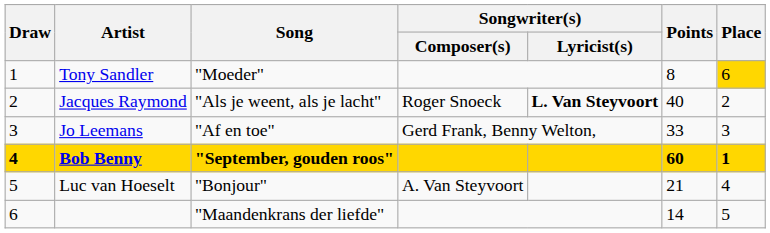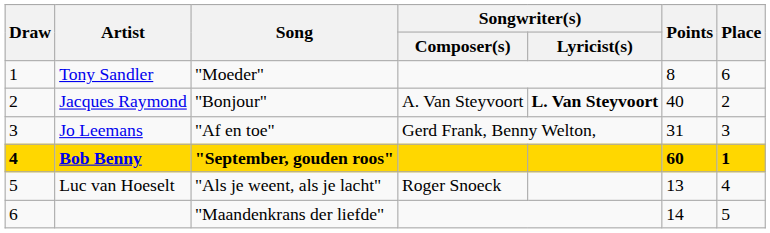(726, 74) gold background -> (726, 74) no background
(288, 102) "Als je weent, als je lacht" -> (231, 102) "Bonjour"
(452, 102) Roger Snoeck -> (463, 102) A. Van Steyvoort
(675, 130) 33 -> (675, 130) 31
(231, 185) "Bonjour" -> (288, 185) "Als je weent, als je lacht"
(463, 185) A. Van Steyvoort -> (452, 185) Roger Snoeck
(675, 185) 21 -> (675, 185) 13
